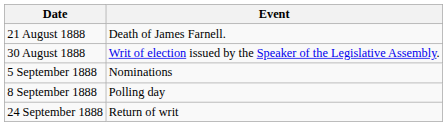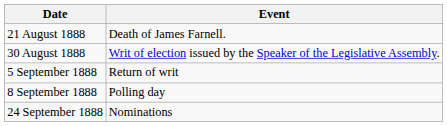(141, 72) Nominations -> (144, 72) Return of writ
(144, 111) Return of writ -> (141, 111) Nominations
